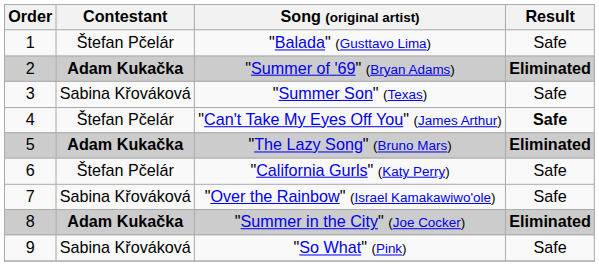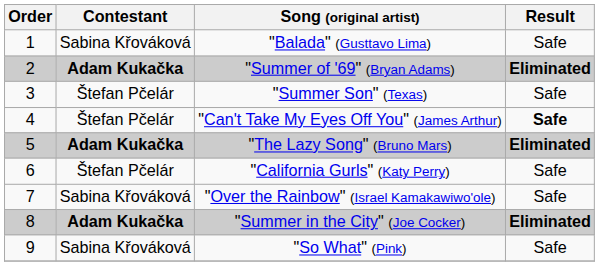(125, 42) Štefan Pčelár -> (125, 42) Sabina Křováková
(125, 94) Sabina Křováková -> (125, 94) Štefan Pčelár
